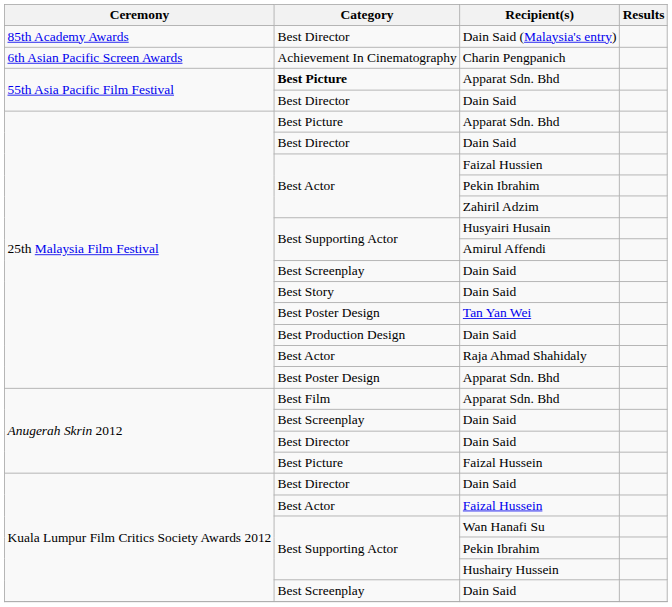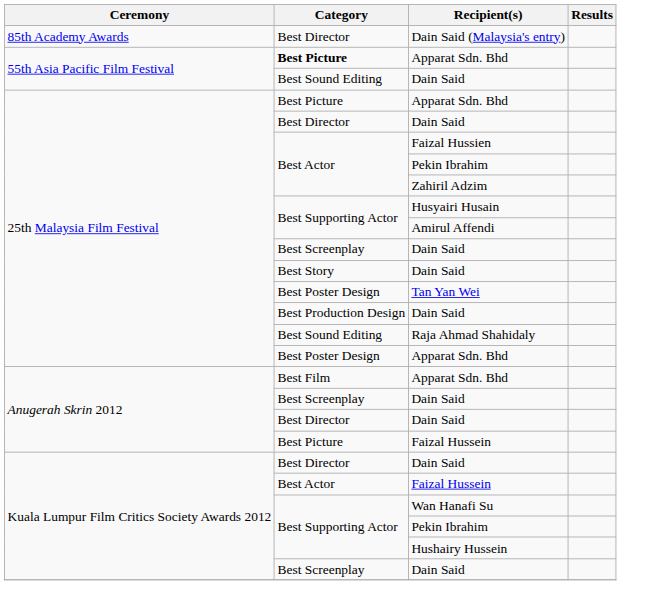- row: (95, 57)
(314, 100) Best Director -> (330, 79) Best Sound Editing
(306, 356) Best Actor -> (330, 334) Best Sound Editing
